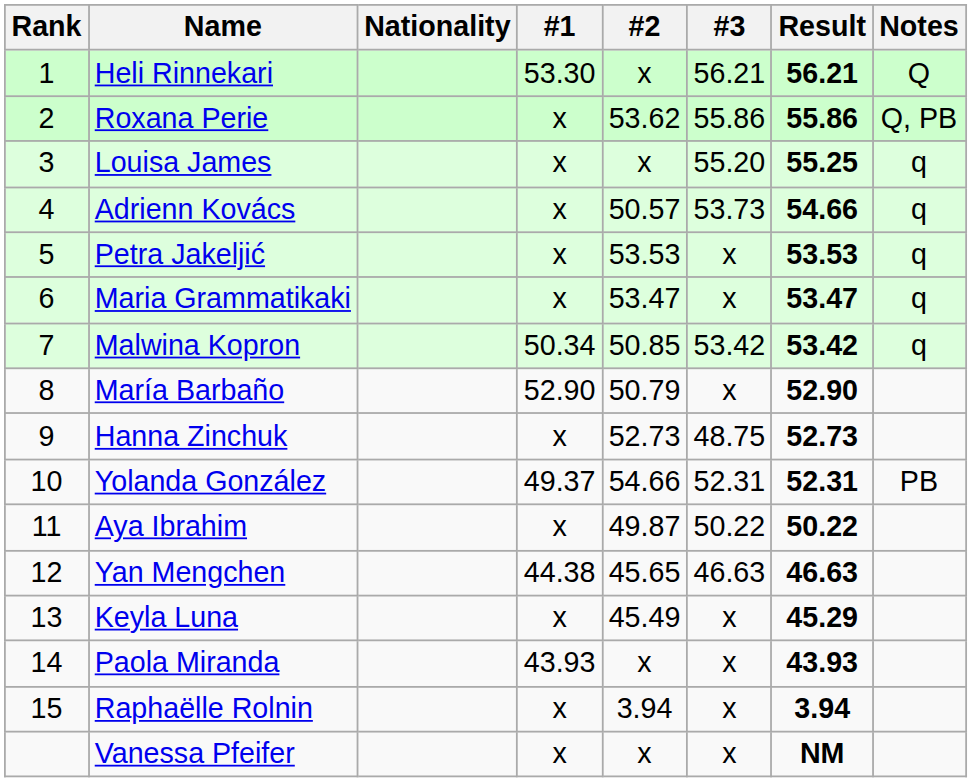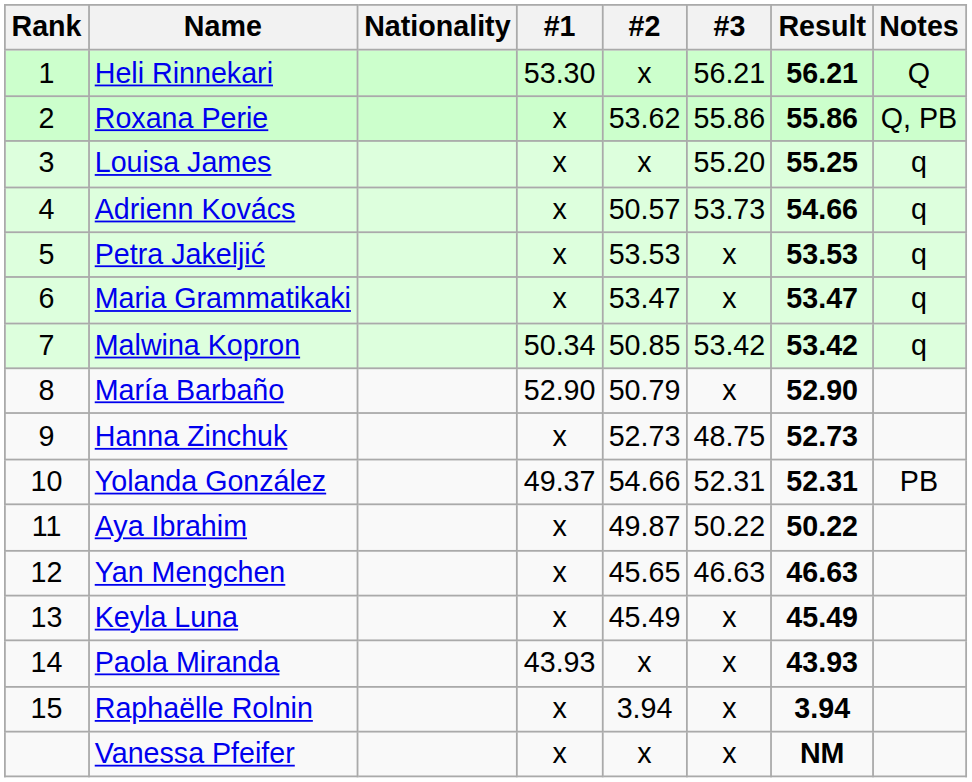(560, 572) 44.38 -> (560, 572) x
(822, 617) 45.29 -> (822, 617) 45.49
